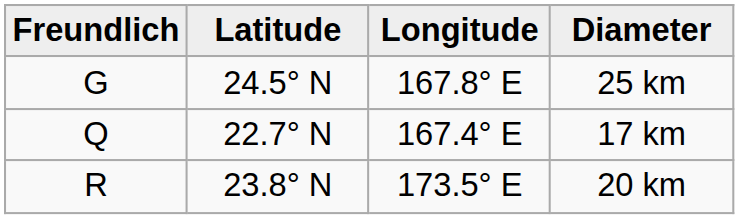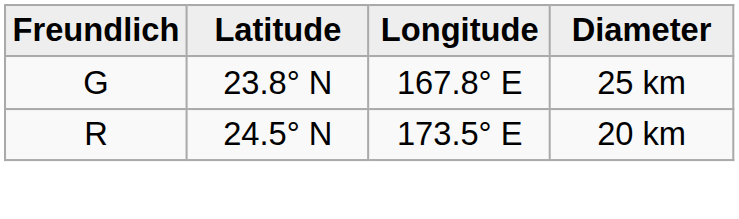(278, 82) 24.5° N -> (278, 82) 23.8° N
- row: (642, 133)
(278, 185) 23.8° N -> (278, 133) 24.5° N
